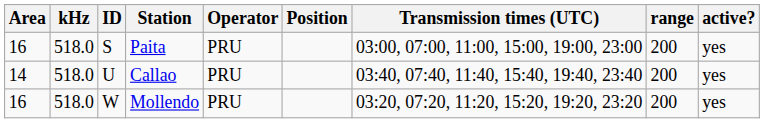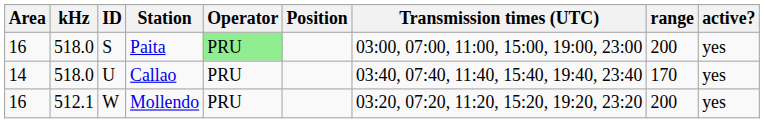(225, 46) no background -> (225, 46) lightgreen background
(664, 74) 200 -> (664, 74) 170
(74, 103) 518.0 -> (74, 103) 512.1
